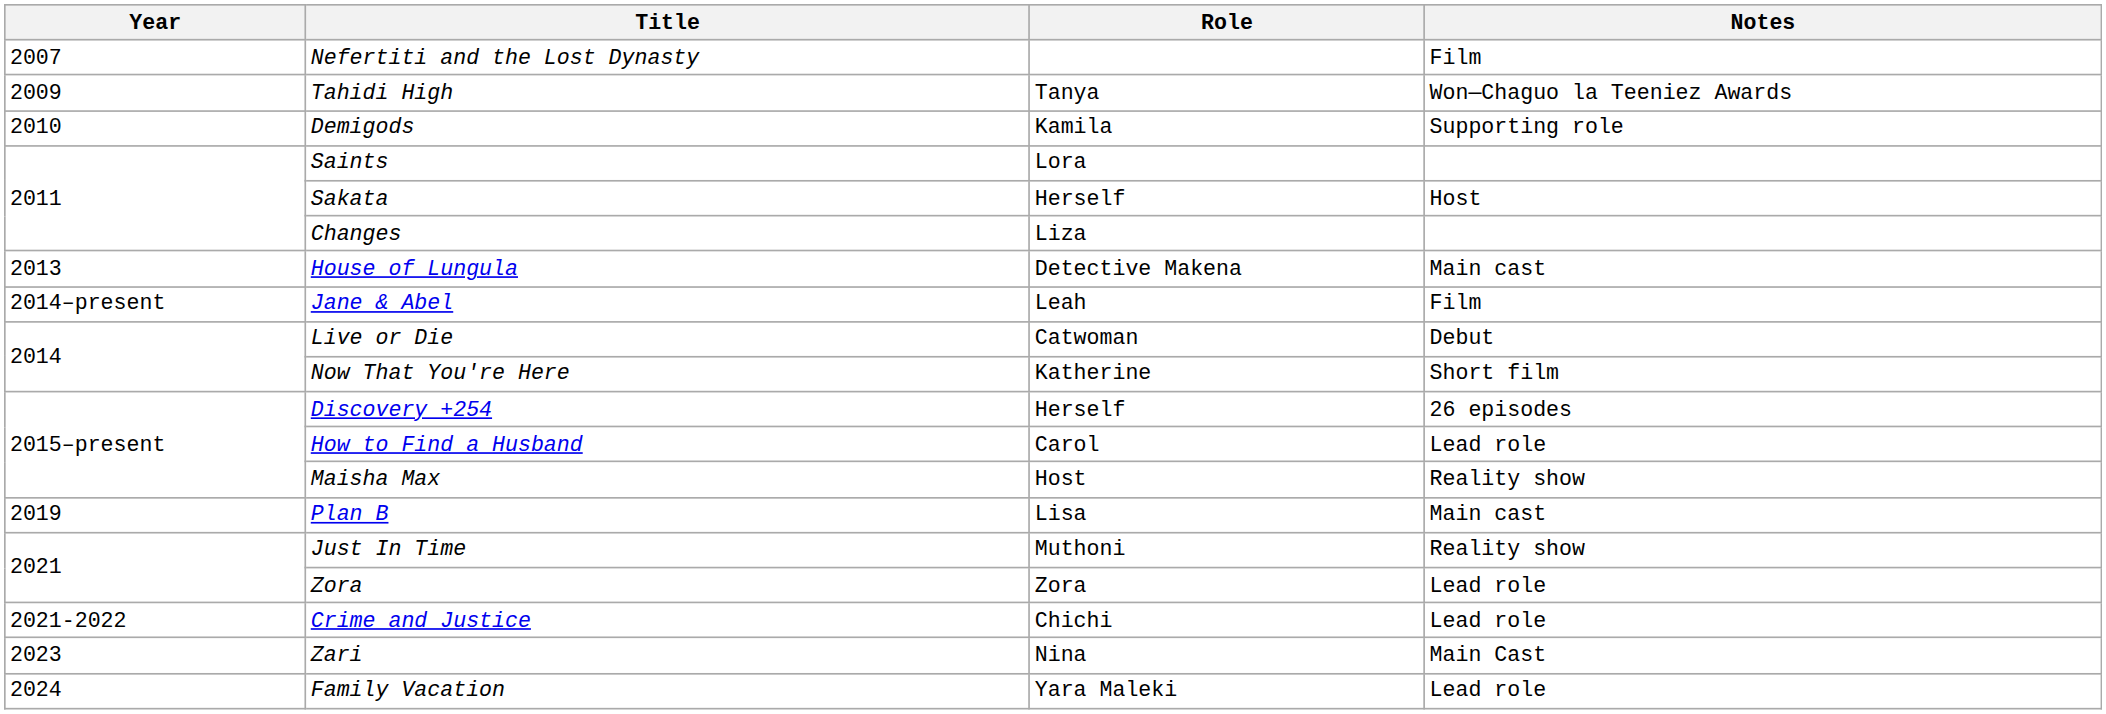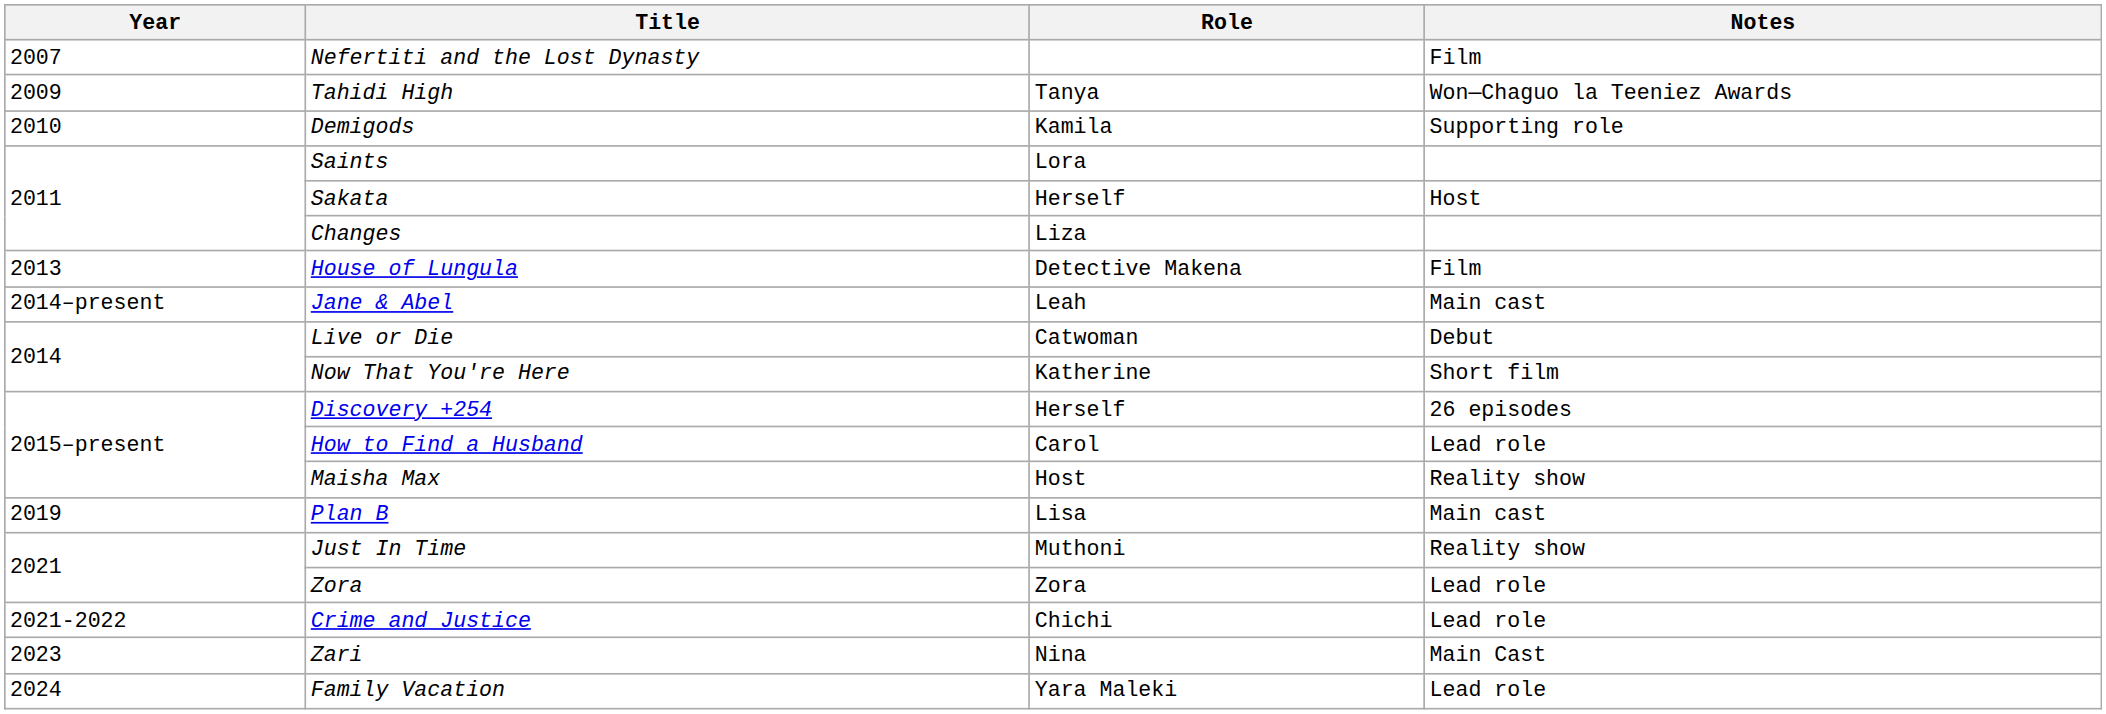(1488, 269) Main cast -> (1455, 269) Film
(1455, 304) Film -> (1488, 304) Main cast
